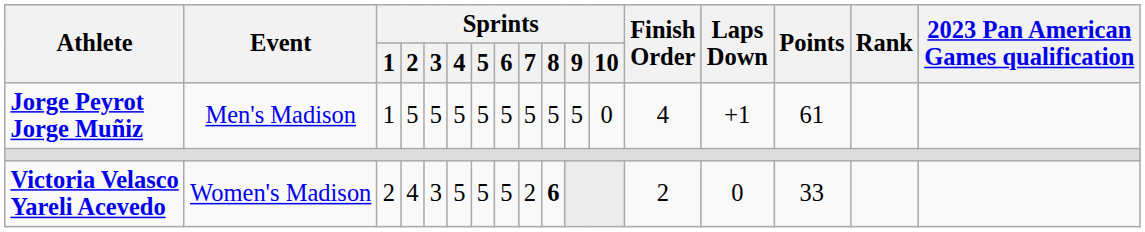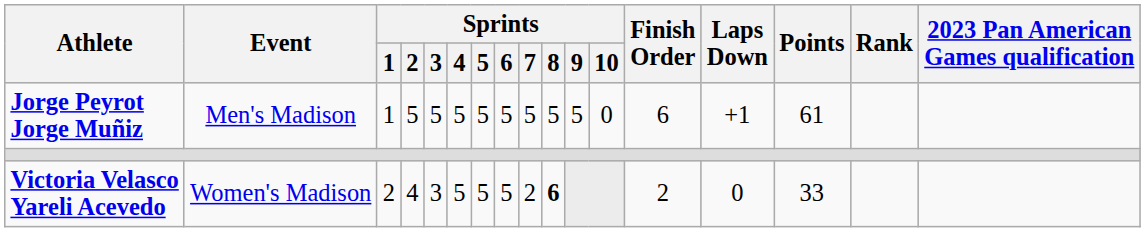(663, 115) 4 -> (663, 115) 6
